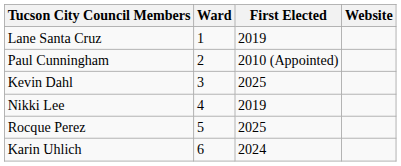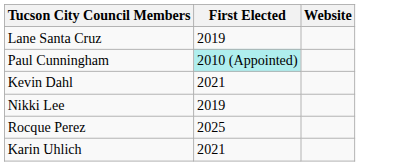- column: (214, 15)
(288, 60) no background -> (247, 60) paleturquoise background
(252, 82) 2025 -> (211, 82) 2021
(252, 149) 2024 -> (211, 149) 2021
